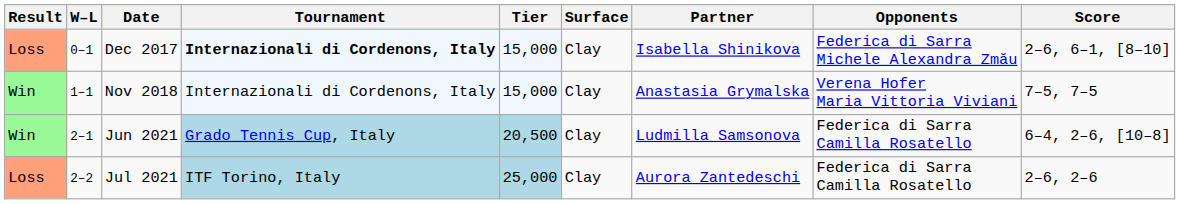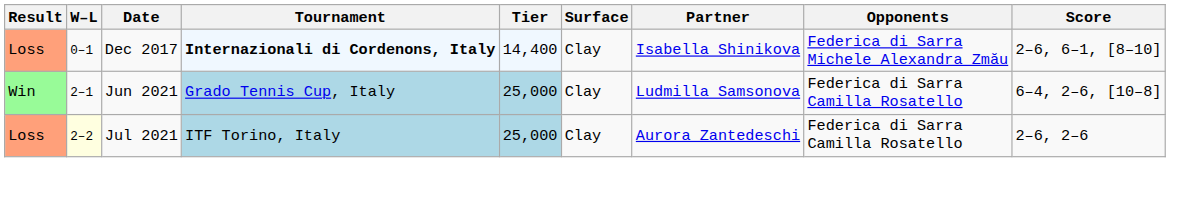(530, 51) 15,000 -> (530, 51) 14,400
- row: (141, 93)
(530, 135) 20,500 -> (530, 93) 25,000
(82, 178) no background -> (82, 136) lightyellow background
